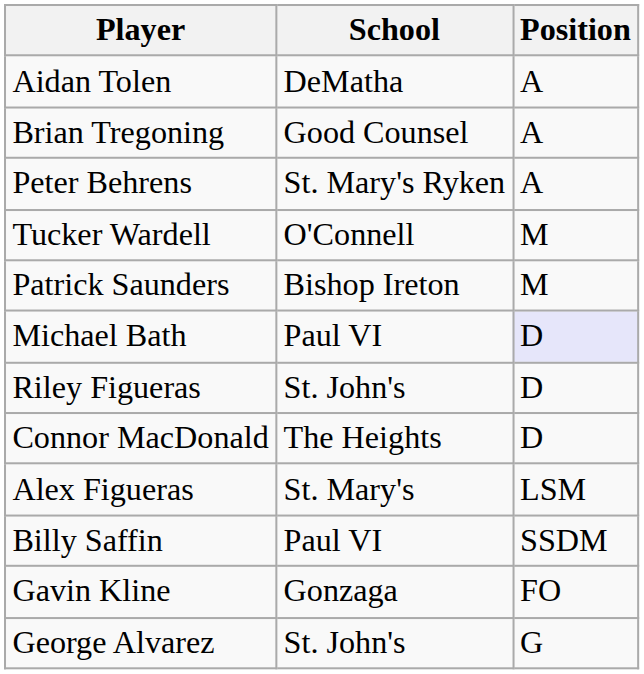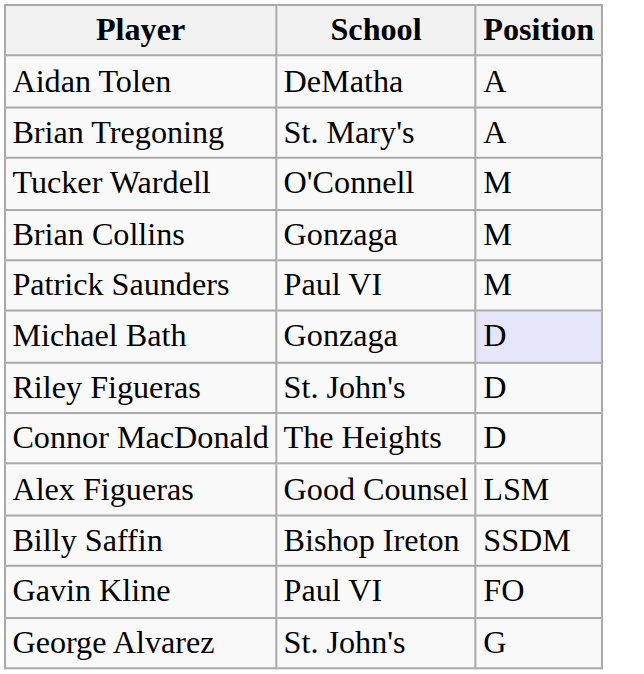(376, 132) Good Counsel -> (349, 132) St. Mary's
- row: (102, 183)
+ row: (99, 234)
(372, 285) Bishop Ireton -> (333, 285) Paul VI
(333, 336) Paul VI -> (341, 336) Gonzaga
(349, 489) St. Mary's -> (376, 489) Good Counsel
(333, 540) Paul VI -> (372, 540) Bishop Ireton
(341, 591) Gonzaga -> (333, 591) Paul VI
